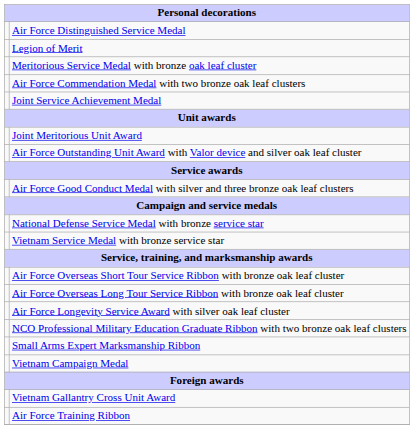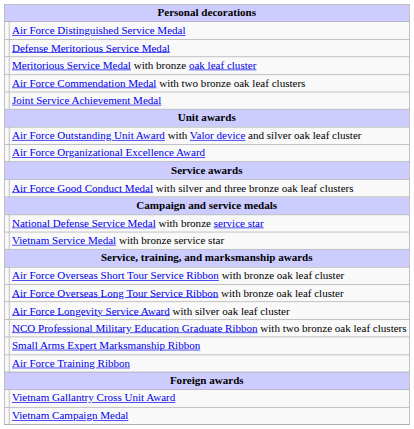- row: (47, 48)
+ row: (91, 48)
- row: (77, 135)
+ row: (109, 153)
rows swapped: (71, 415) <-> (70, 363)
